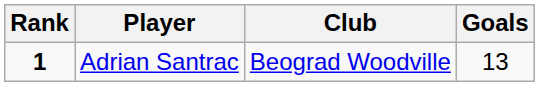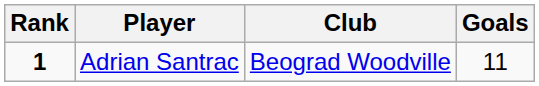(495, 61) 13 -> (495, 61) 11
